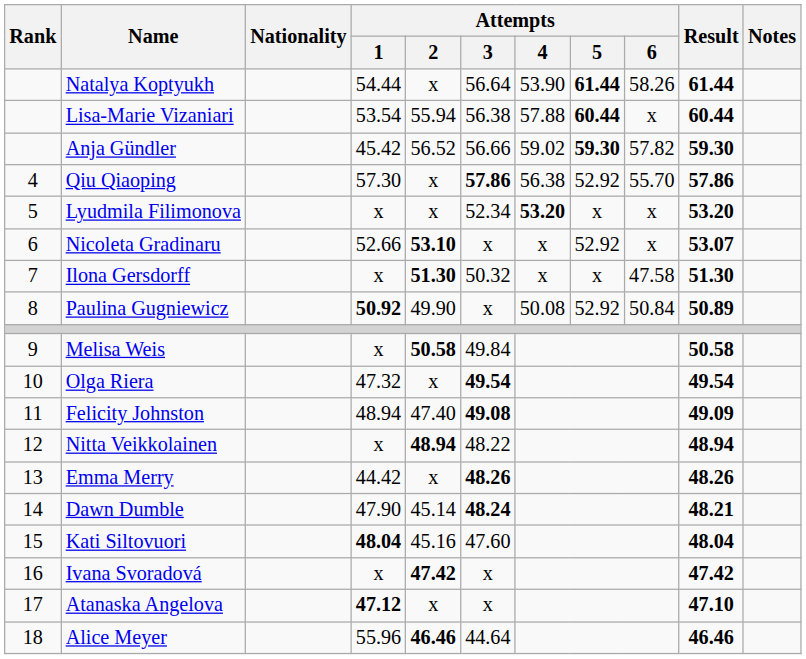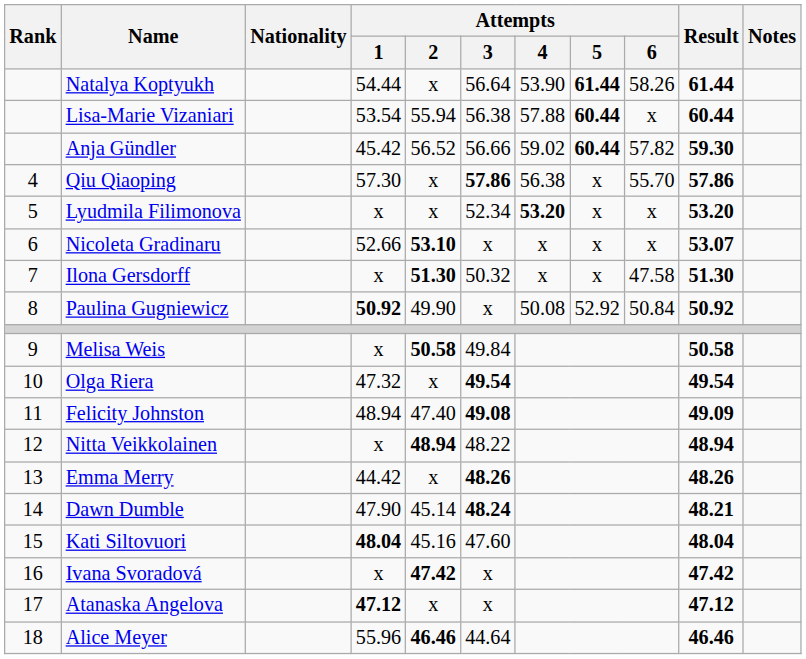(597, 148) 59.30 -> (597, 148) 60.44
(597, 180) 52.92 -> (597, 180) x
(597, 244) 52.92 -> (597, 244) x
(711, 308) 50.89 -> (711, 308) 50.92
(711, 605) 47.10 -> (711, 605) 47.12
